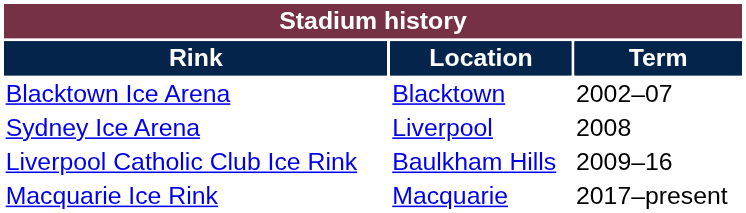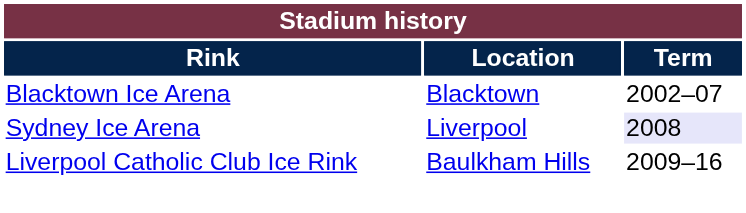(604, 127) no background -> (654, 127) lavender background
- row: (112, 196)
